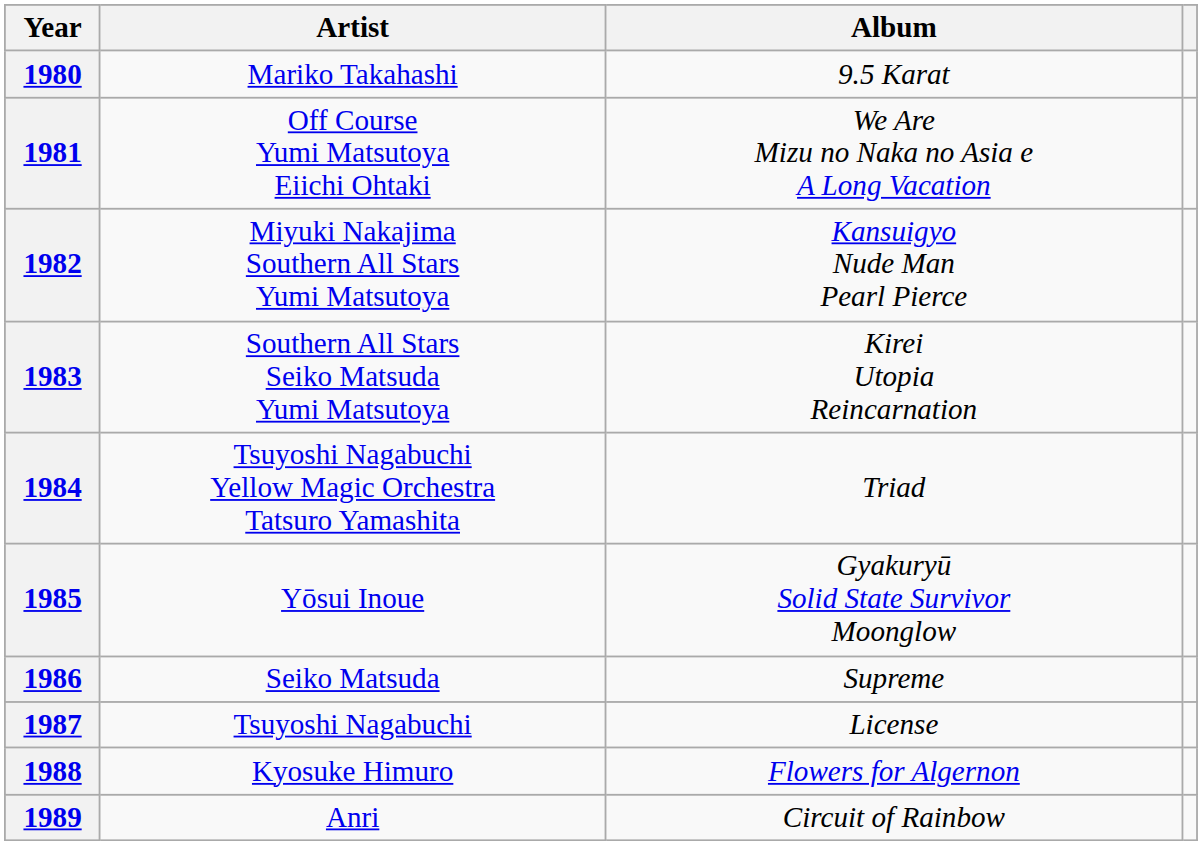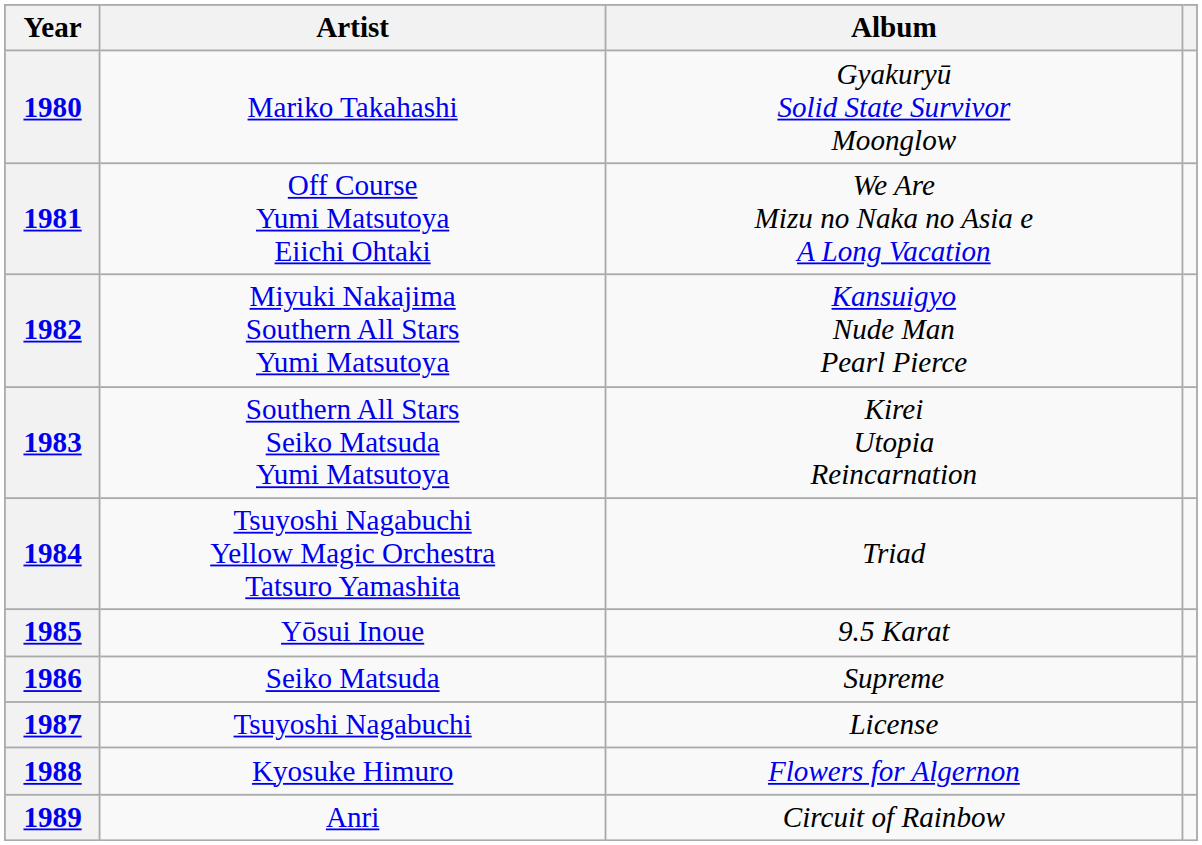(894, 73) 9.5 Karat -> (894, 106) Gyakuryū Solid State Survivor Moonglow
(894, 599) Gyakuryū Solid State Survivor Moonglow -> (894, 632) 9.5 Karat
